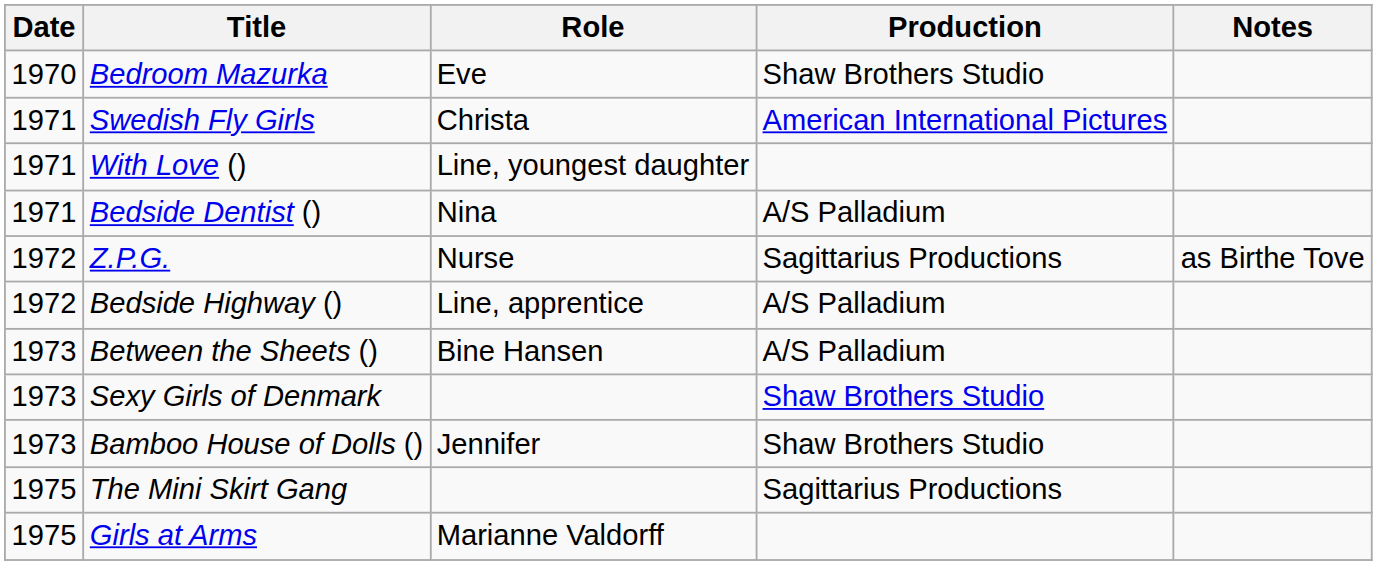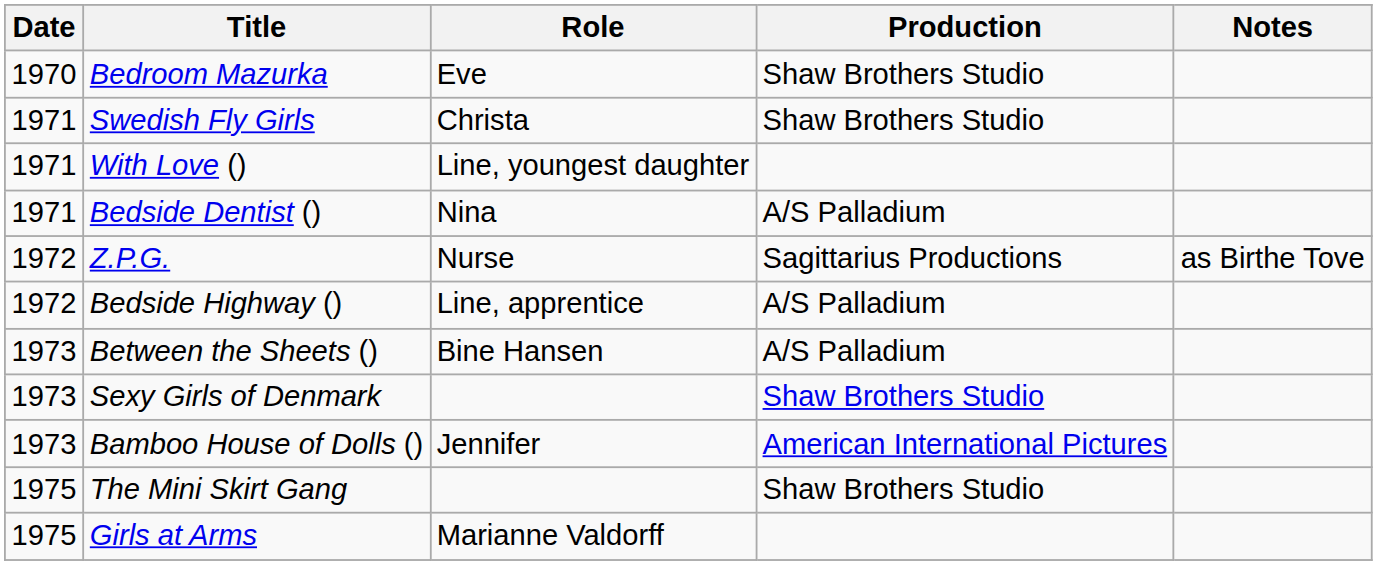(965, 119) American International Pictures -> (903, 119) Shaw Brothers Studio
(903, 443) Shaw Brothers Studio -> (965, 443) American International Pictures
(912, 489) Sagittarius Productions -> (903, 489) Shaw Brothers Studio
